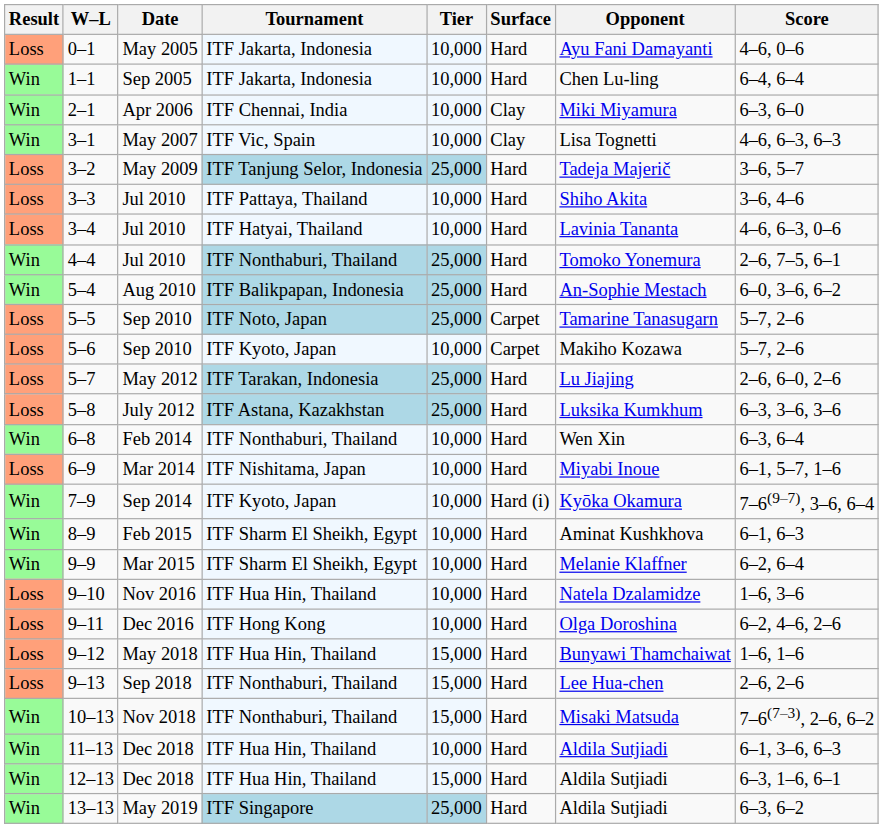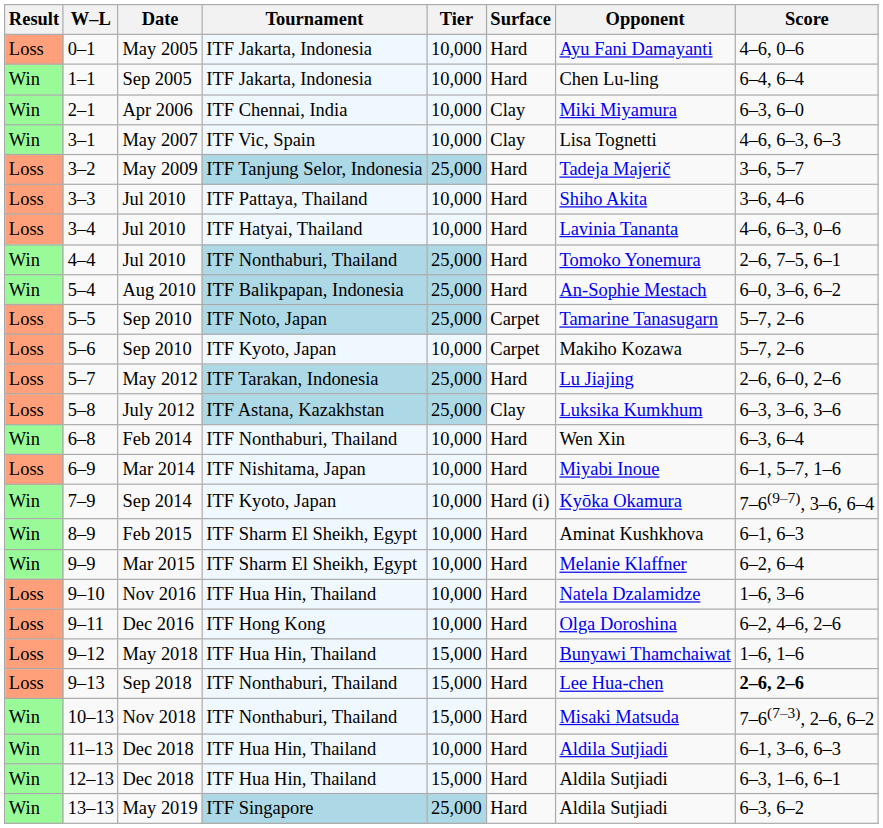(509, 408) Hard -> (508, 408) Clay
(772, 683) normal -> (772, 683) bold
